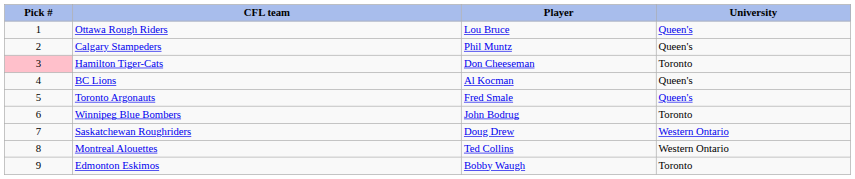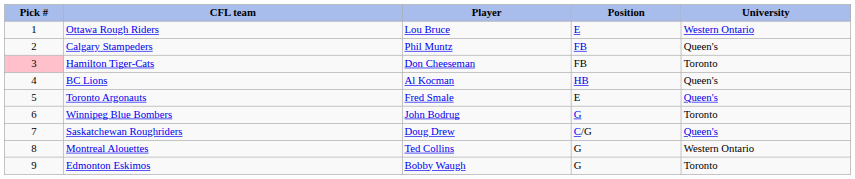+ column: (626, 13)
(676, 30) Queen's -> (719, 30) Western Ontario
(694, 132) Western Ontario -> (701, 132) Queen's
